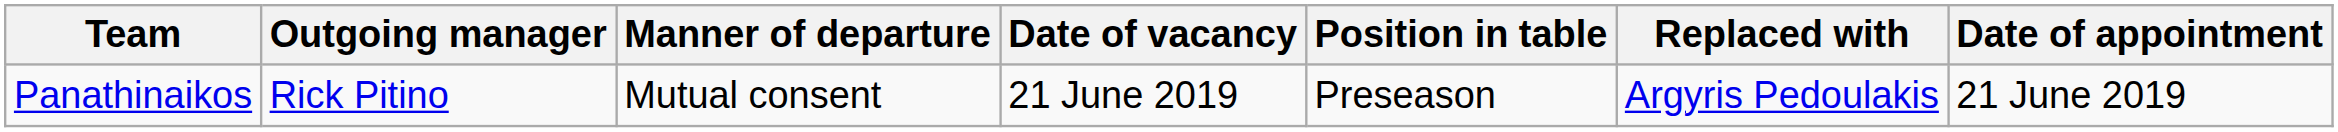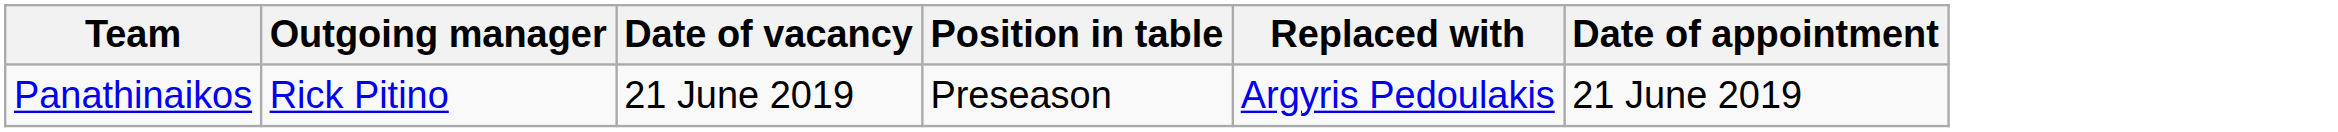- column: (808, 34)
